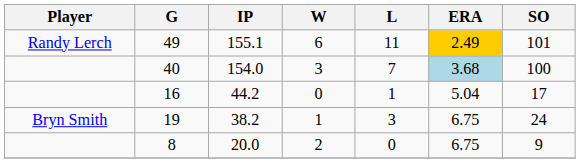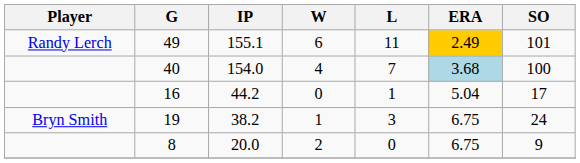(318, 68) 3 -> (318, 68) 4
